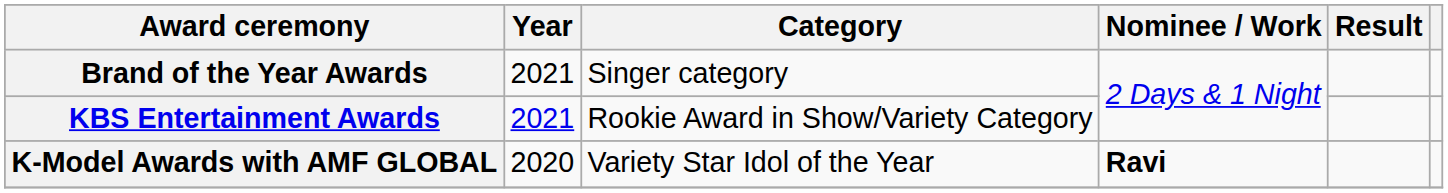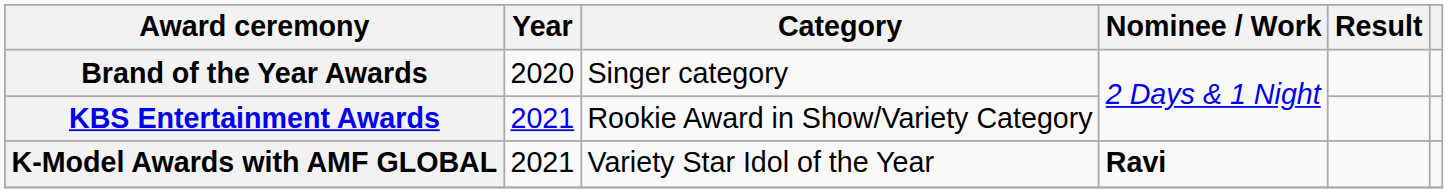(542, 72) 2021 -> (542, 72) 2020
(542, 163) 2020 -> (542, 163) 2021
